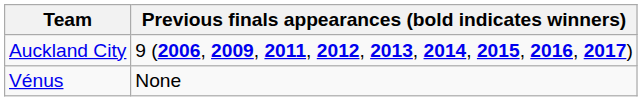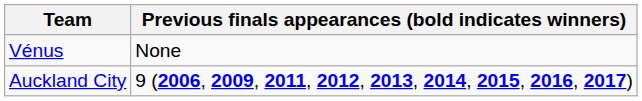rows swapped: (36, 80) <-> (68, 50)
